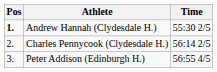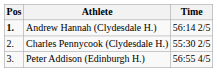(192, 28) 55:30 2/5 -> (192, 28) 56:14 2/5
(192, 43) 56:14 2/5 -> (192, 43) 55:30 2/5
